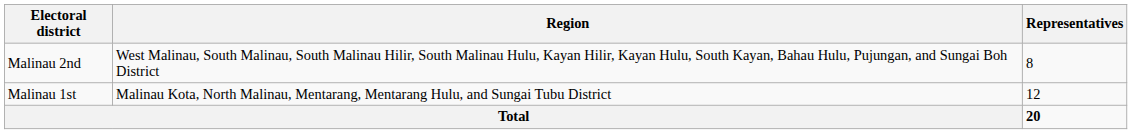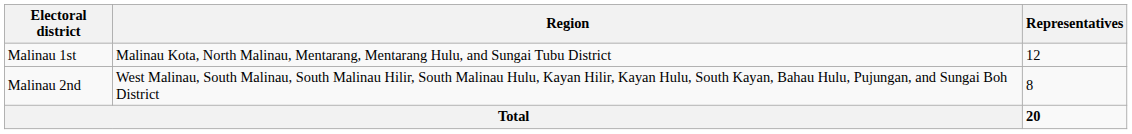rows swapped: (42, 93) <-> (44, 63)
